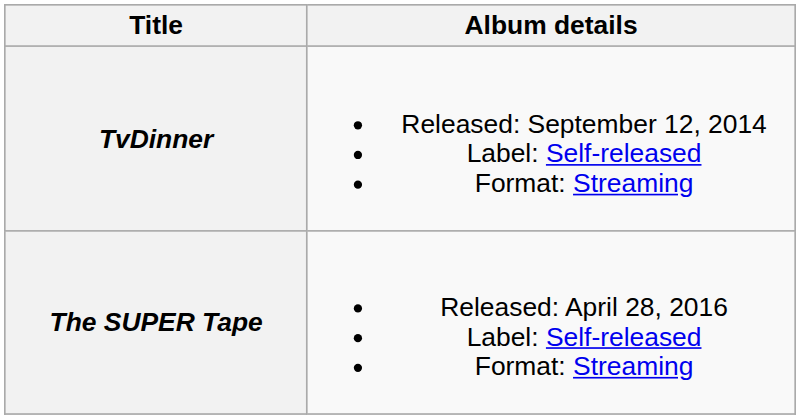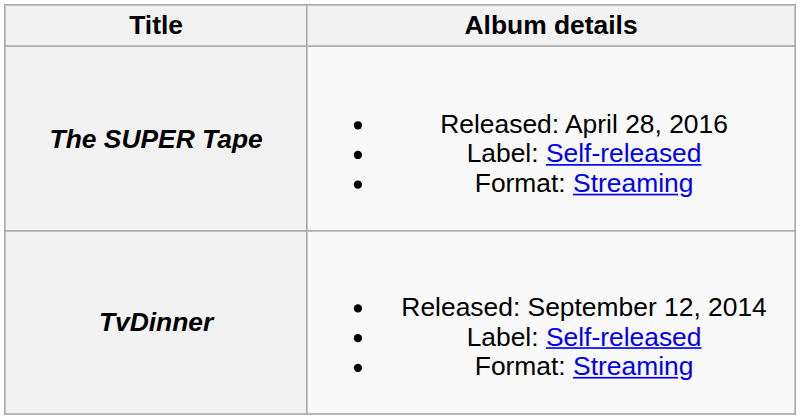rows swapped: (156, 138) <-> (156, 322)
